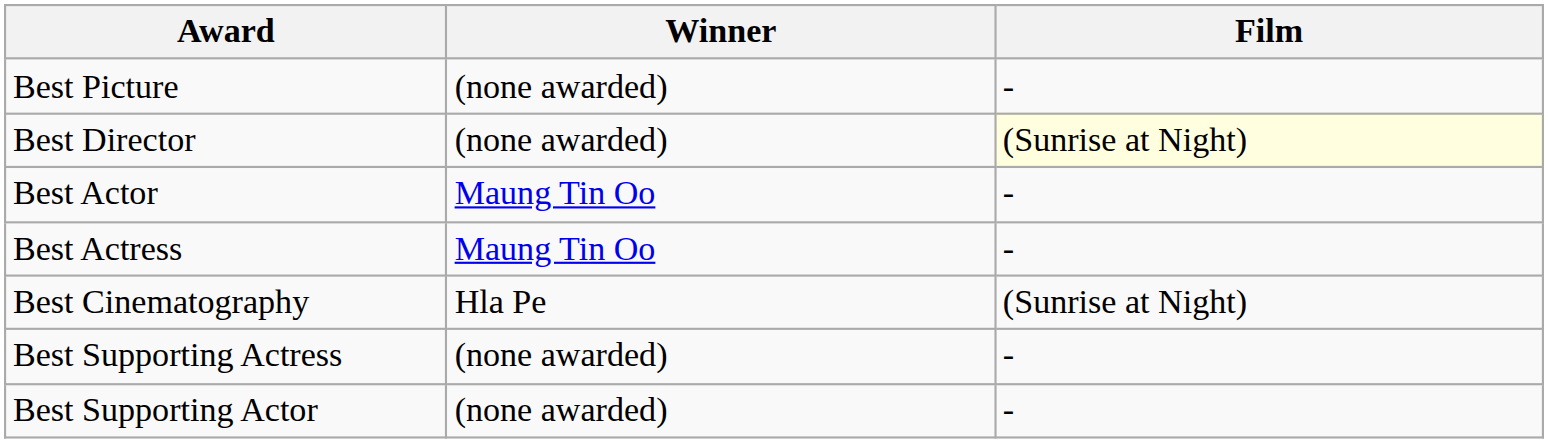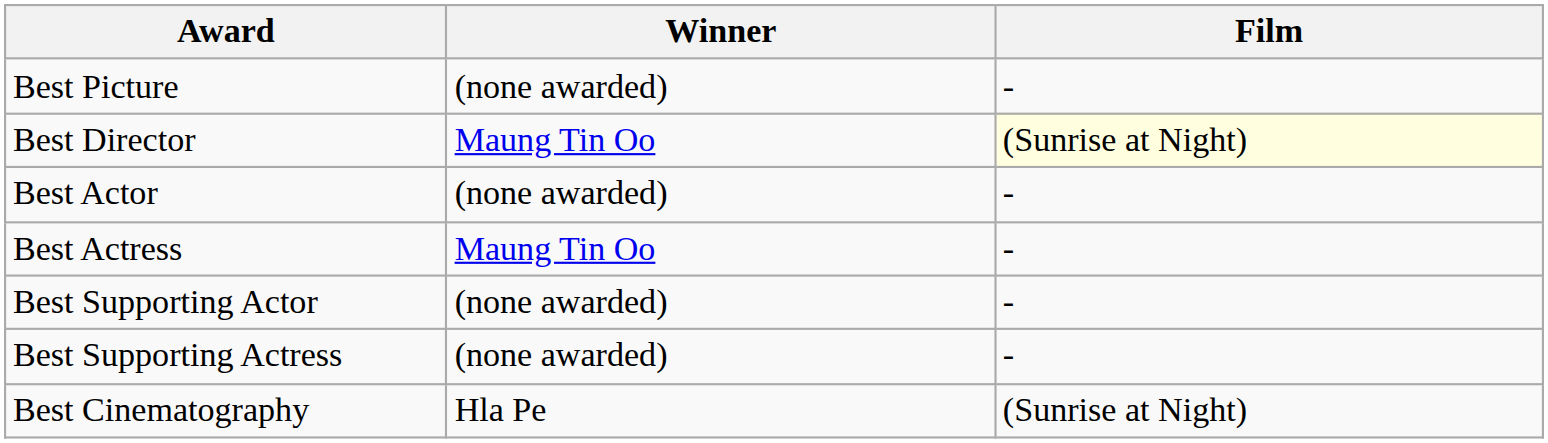(561, 139) (none awarded) -> (555, 139) Maung Tin Oo
(555, 193) Maung Tin Oo -> (561, 193) (none awarded)
rows swapped: (165, 409) <-> (161, 301)
